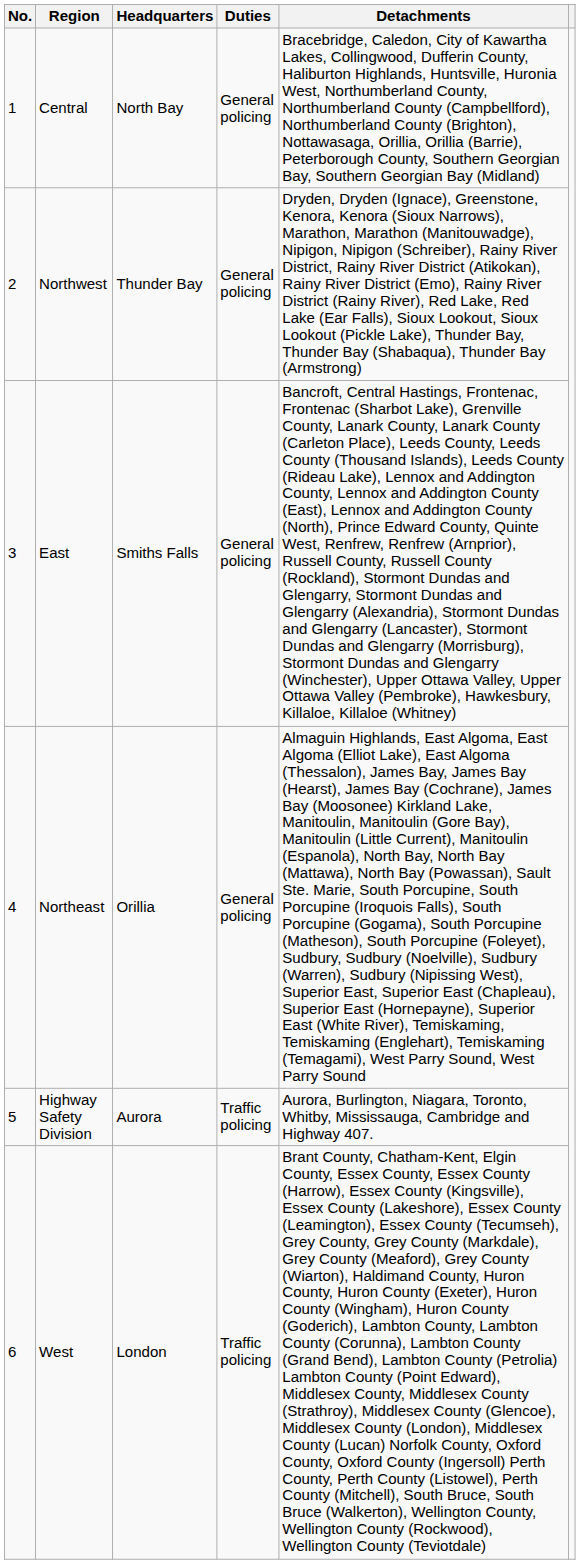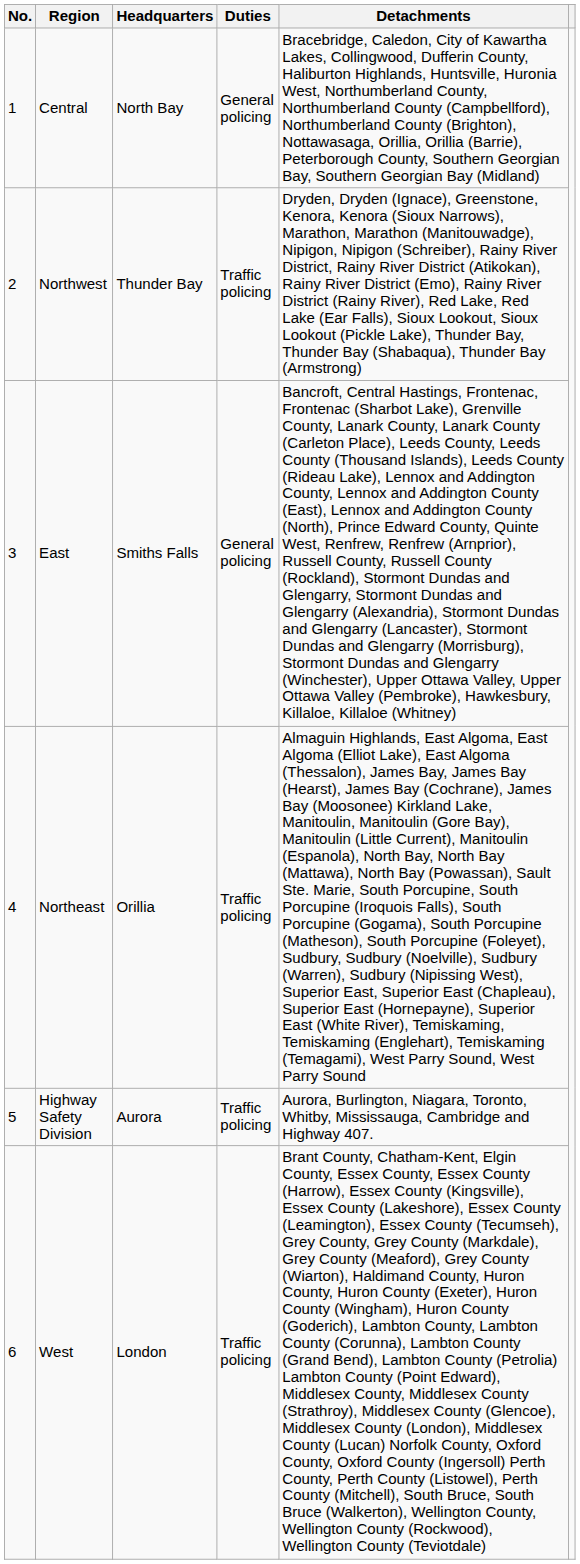(247, 284) General policing -> (246, 284) Traffic policing
(247, 907) General policing -> (246, 907) Traffic policing
